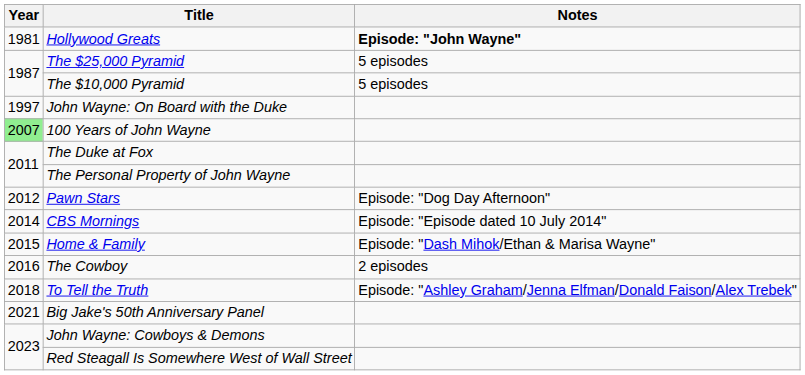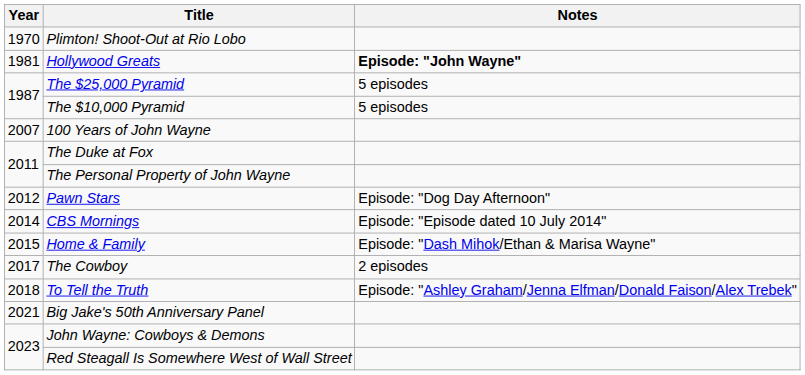+ row: (146, 38)
- row: (167, 107)
(24, 130) lightgreen background -> (24, 130) no background
(24, 267) 2016 -> (24, 267) 2017
